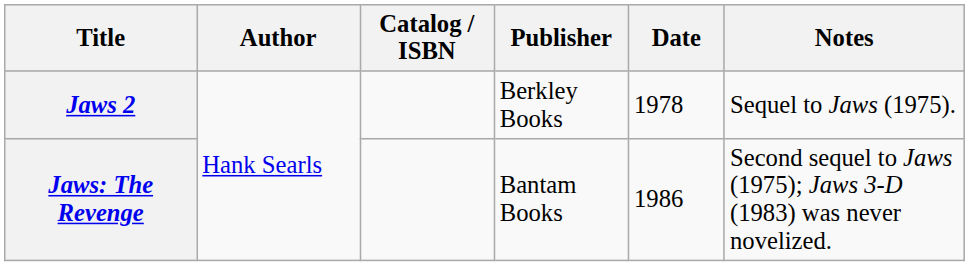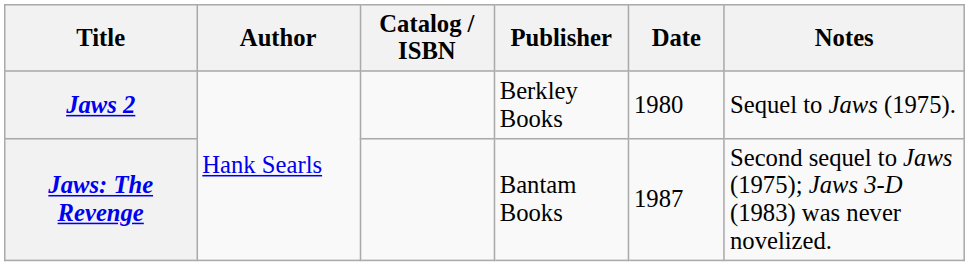(659, 104) 1978 -> (659, 104) 1980
(659, 199) 1986 -> (659, 199) 1987
